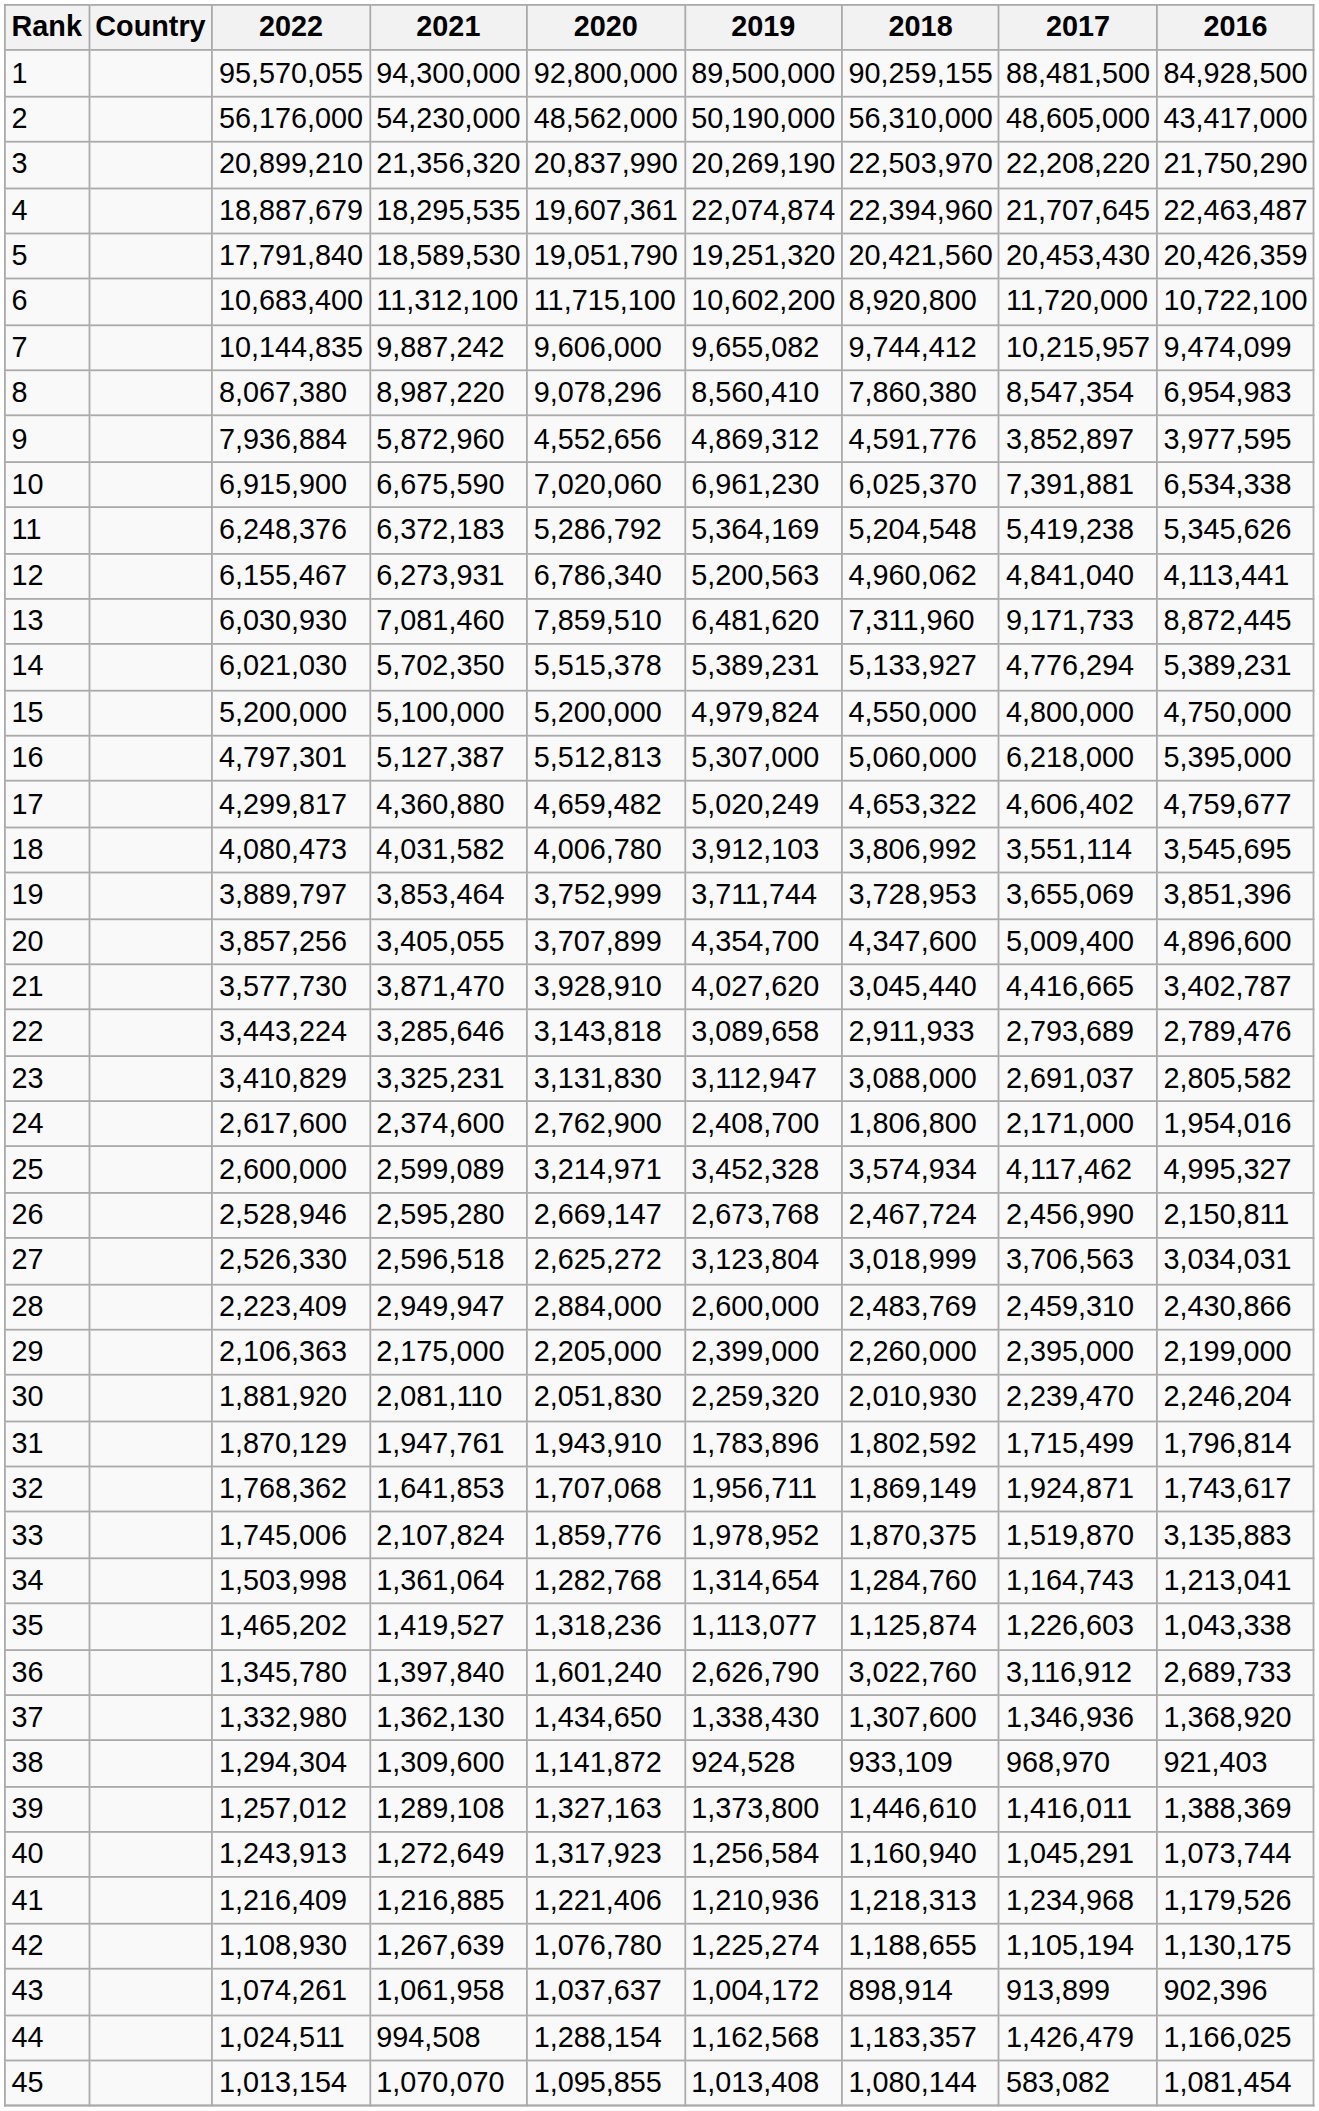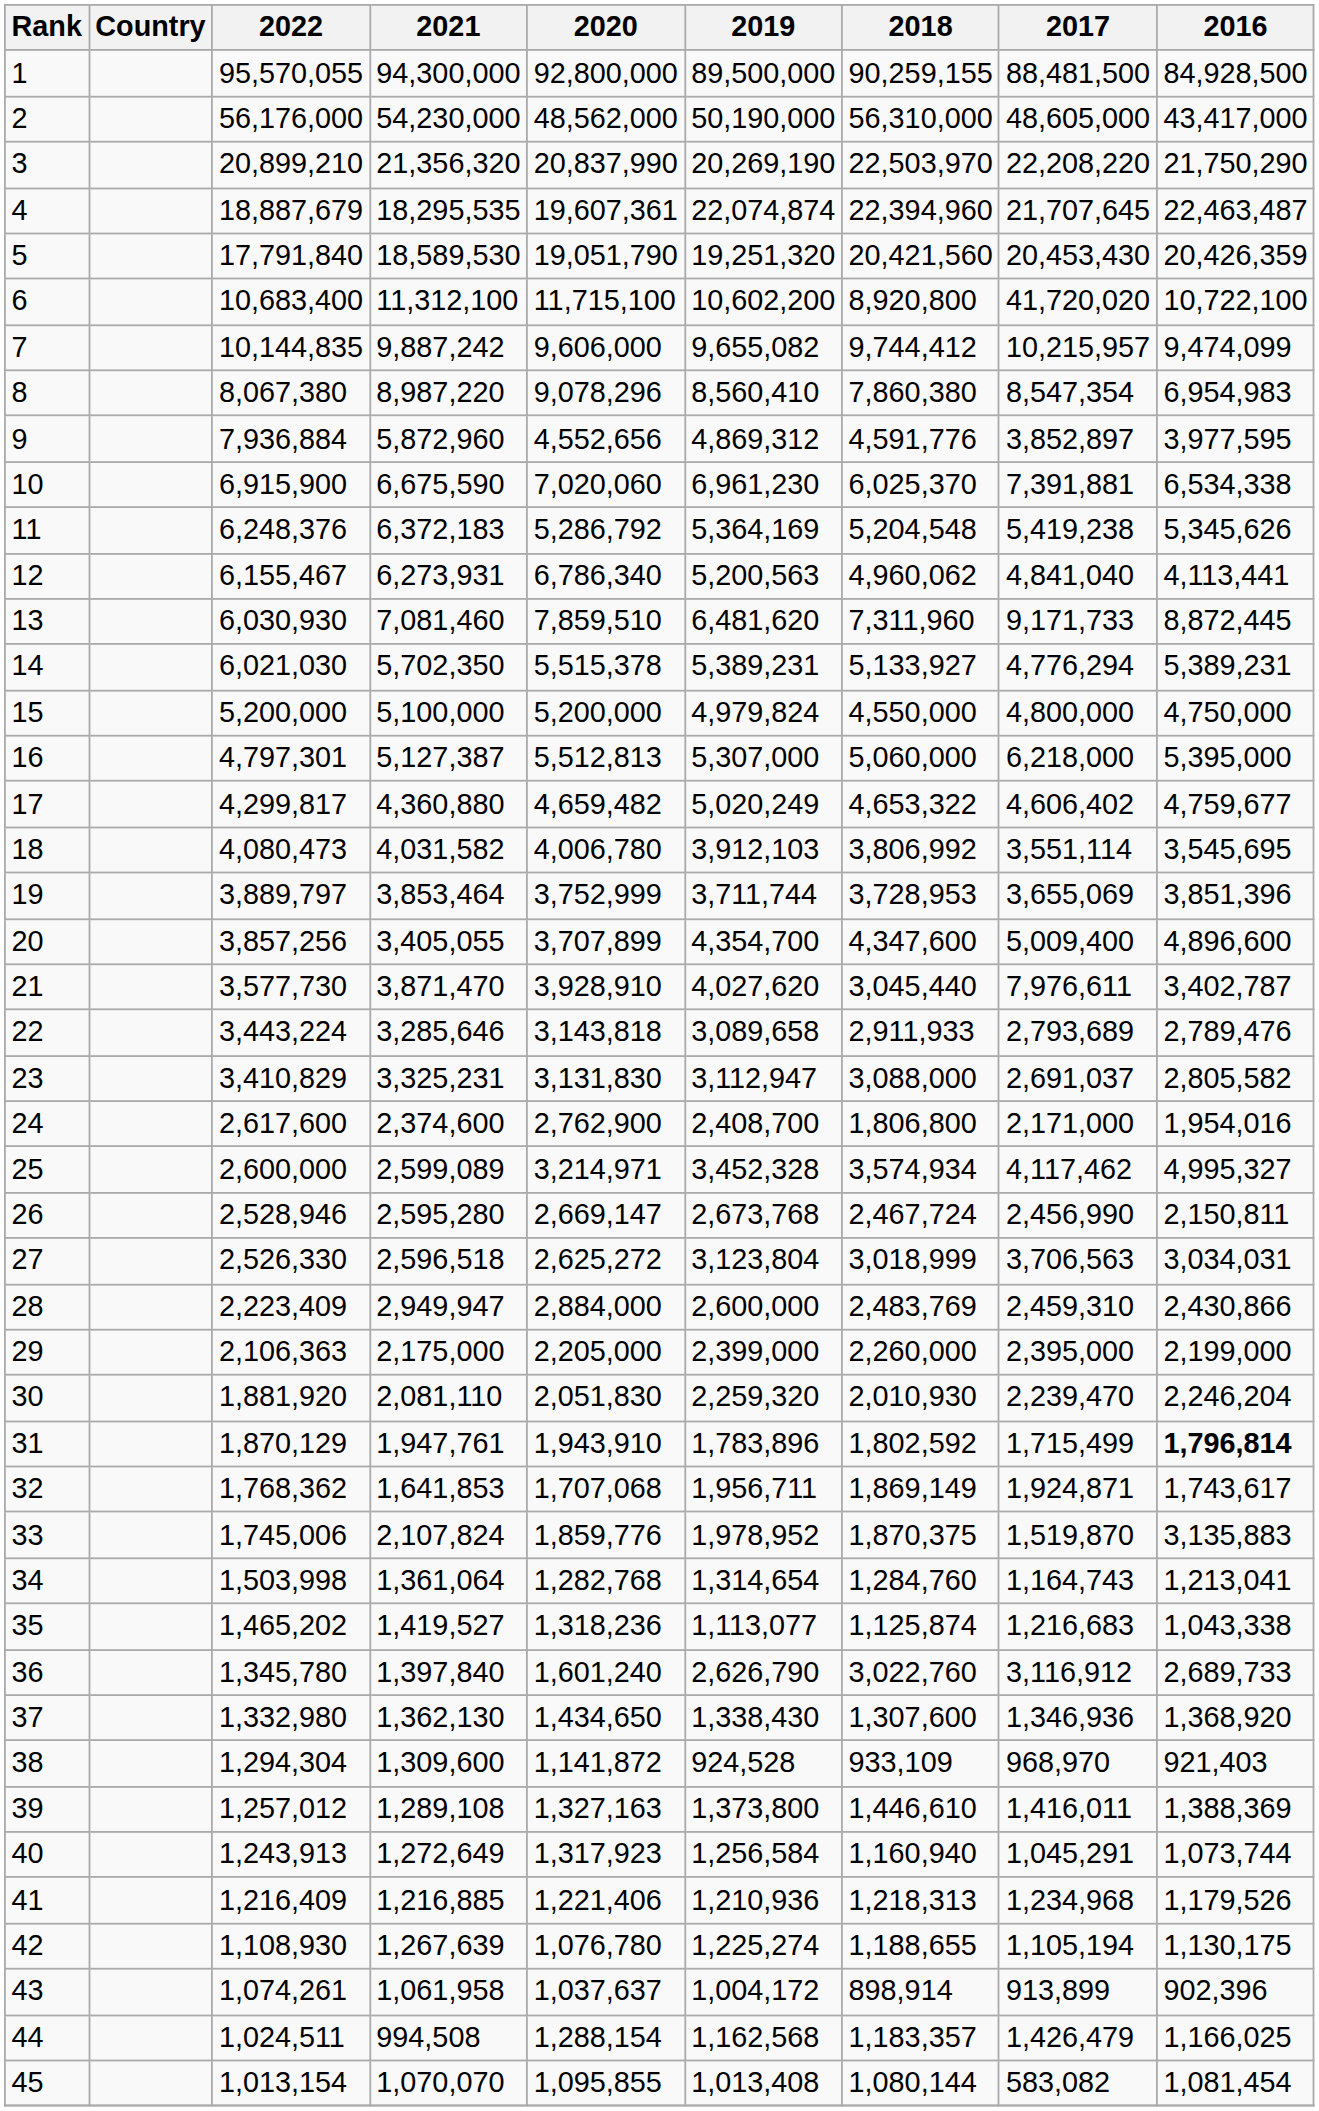(1077, 301) 11,720,000 -> (1078, 301) 41,720,020
(1070, 986) 4,416,665 -> (1069, 986) 7,976,611
(1227, 1443) normal -> (1227, 1443) bold
(1070, 1625) 1,226,603 -> (1070, 1625) 1,216,683
